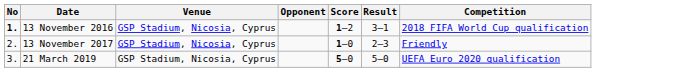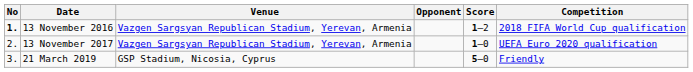- column: (380, 12)
(197, 28) GSP Stadium, Nicosia, Cyprus -> (265, 28) Vazgen Sargsyan Republican Stadium, Yerevan, Armenia
(197, 44) GSP Stadium, Nicosia, Cyprus -> (265, 44) Vazgen Sargsyan Republican Stadium, Yerevan, Armenia
(424, 44) Friendly -> (578, 44) UEFA Euro 2020 qualification
(481, 59) UEFA Euro 2020 qualification -> (522, 59) Friendly
